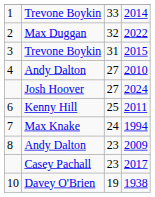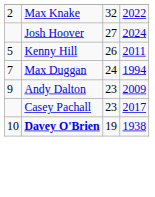- row: (136, 13)
(55, 32) Max Duggan -> (52, 13) Max Knake
- row: (136, 51)
- row: (136, 70)
(10, 107) 6 -> (10, 51) 5
(113, 107) 25 -> (111, 51) 26
(52, 126) Max Knake -> (55, 70) Max Duggan
(10, 145) 8 -> (10, 88) 9
(60, 182) normal -> (62, 126) bold
